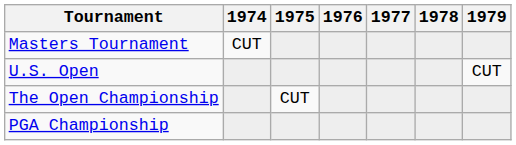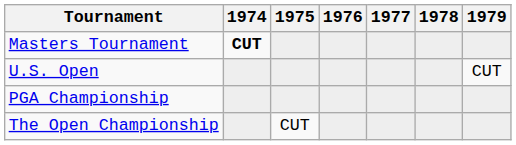(247, 45) normal -> (247, 45) bold
rows swapped: (114, 99) <-> (89, 126)
